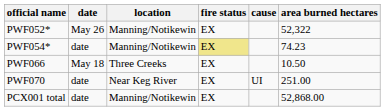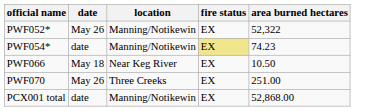- column: (264, 13)
(138, 64) Three Creeks -> (143, 64) Near Keg River
(80, 81) date -> (88, 81) May 26
(143, 81) Near Keg River -> (138, 81) Three Creeks
